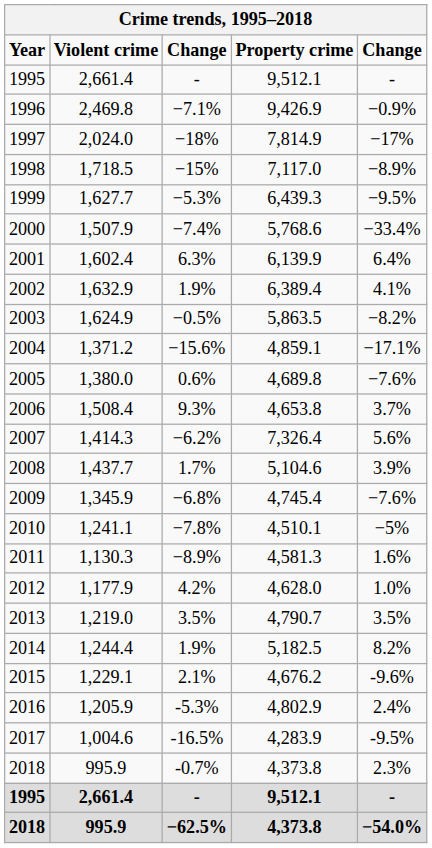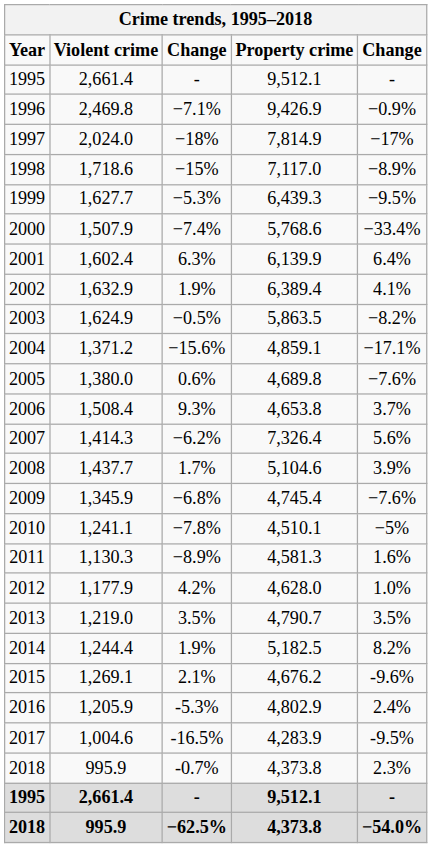(106, 169) 1,718.5 -> (106, 169) 1,718.6
(106, 678) 1,229.1 -> (106, 678) 1,269.1
